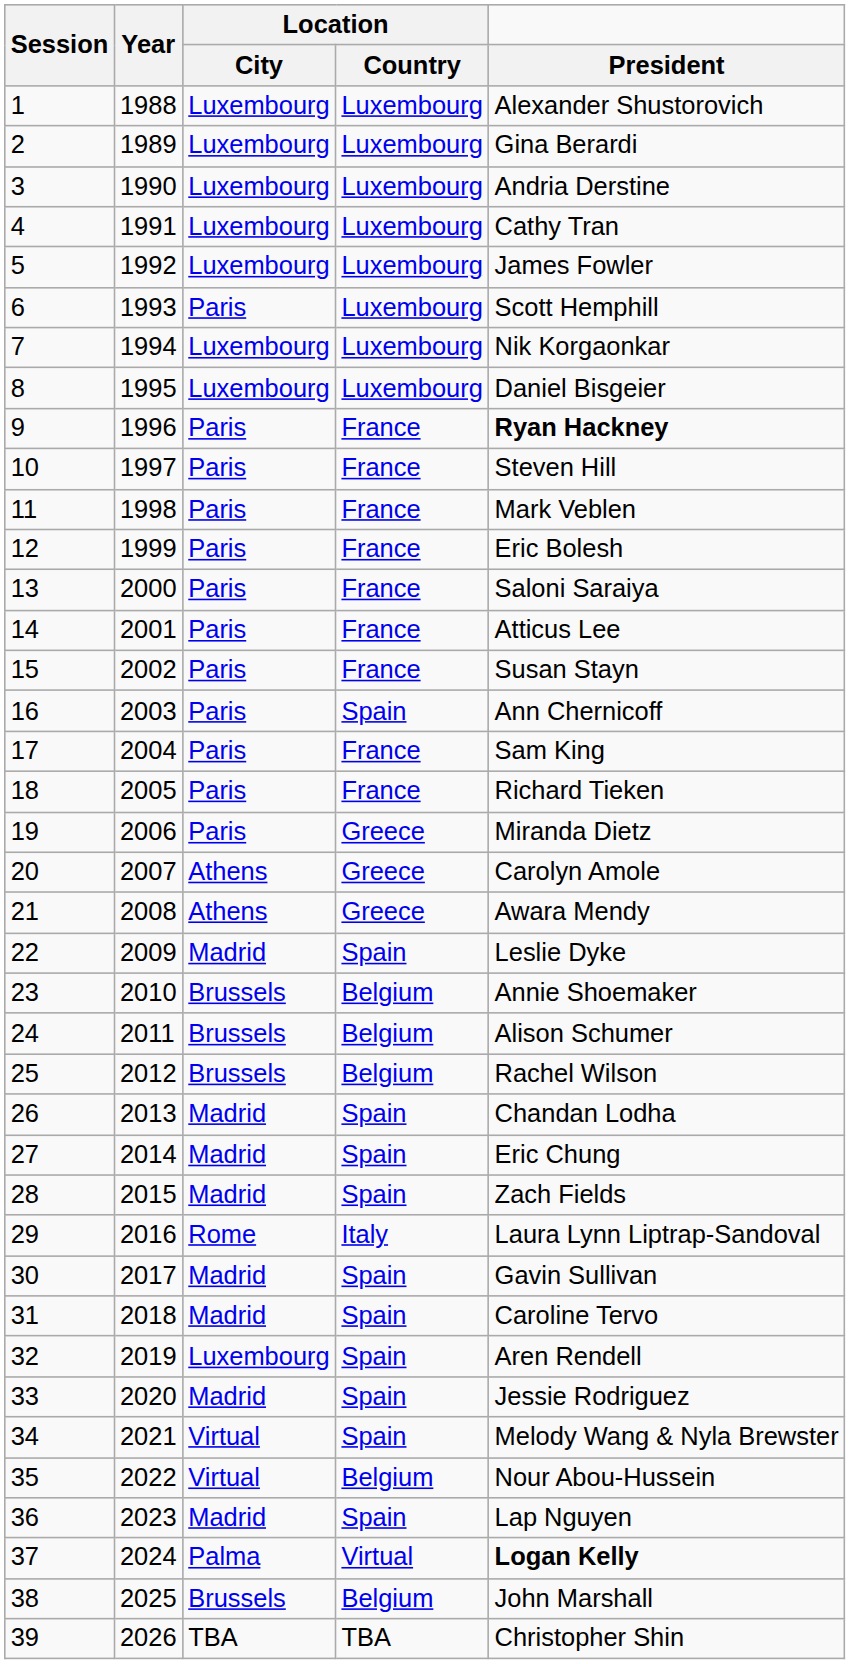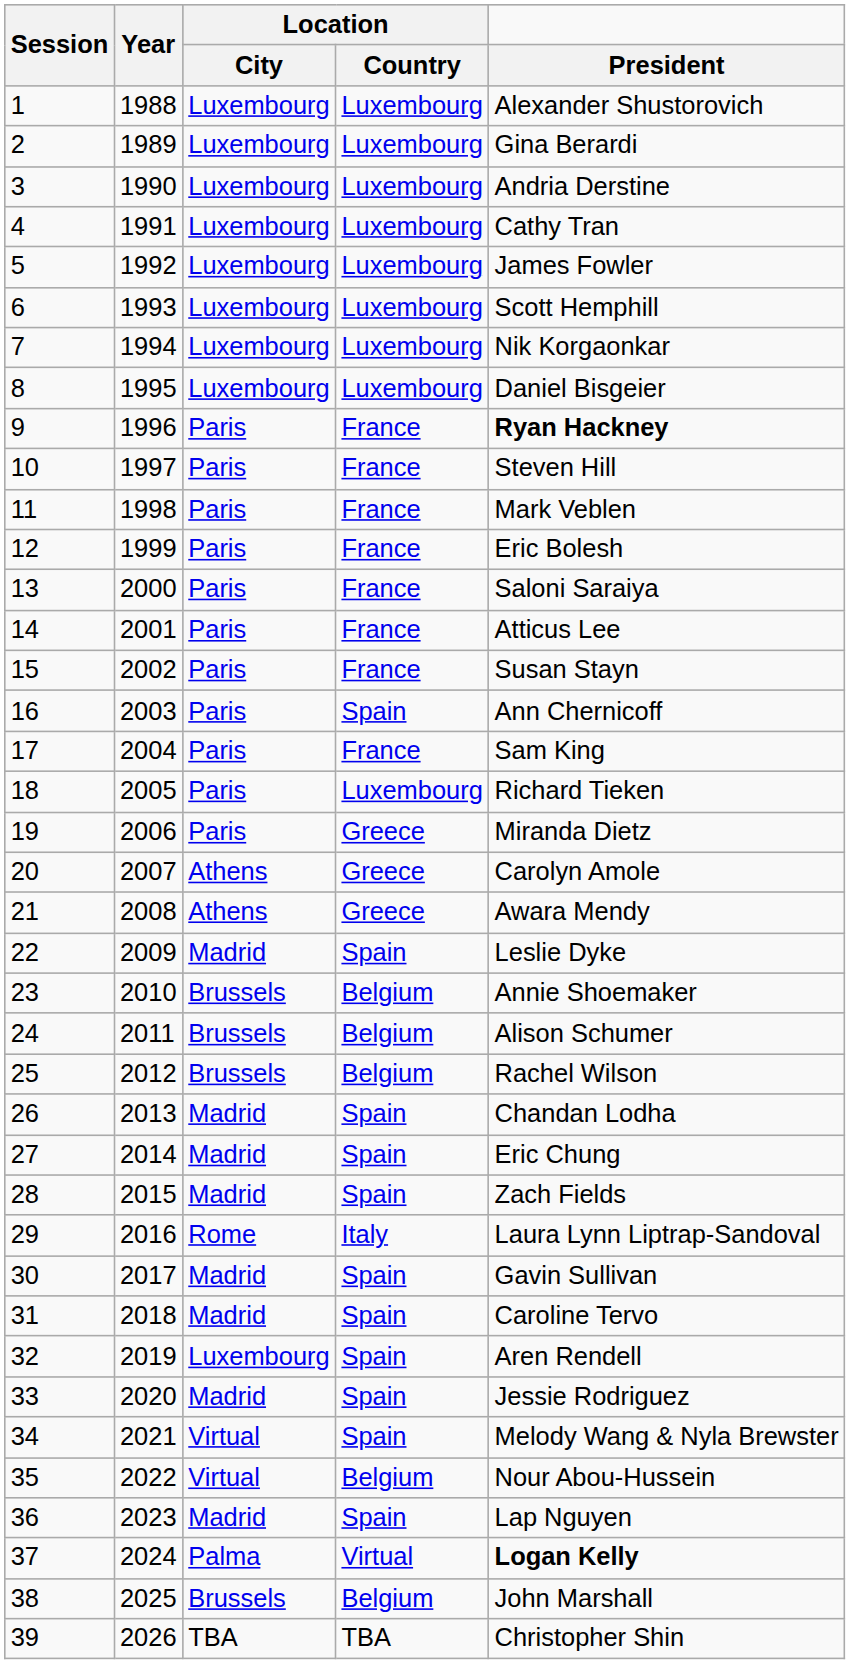(217, 307) Paris -> (259, 307) Luxembourg
(381, 791) France -> (412, 791) Luxembourg
